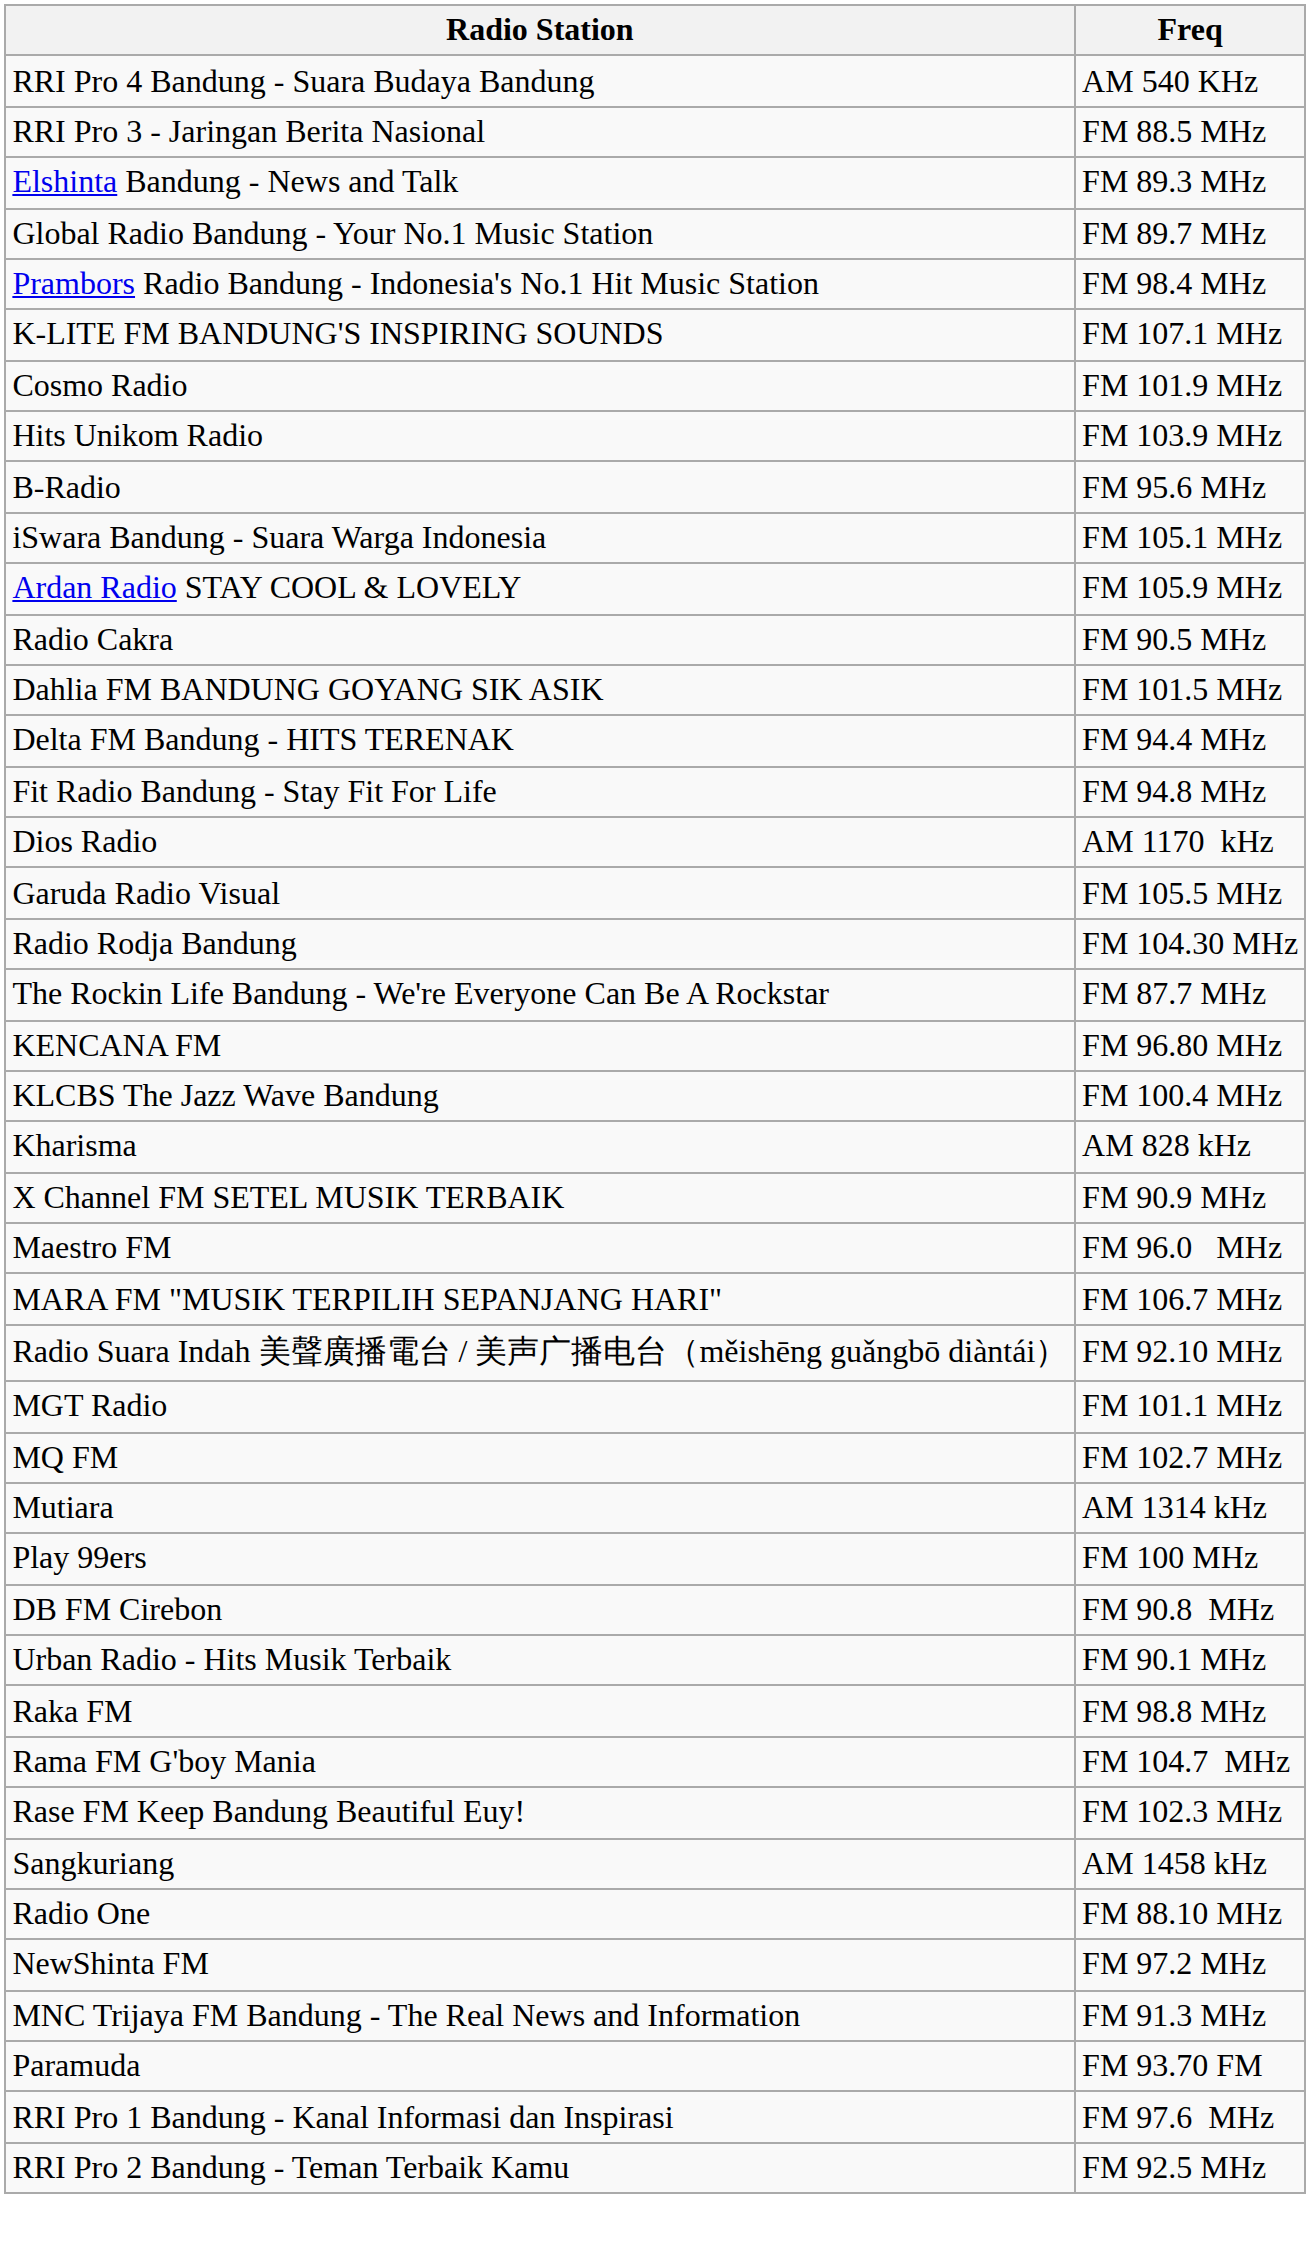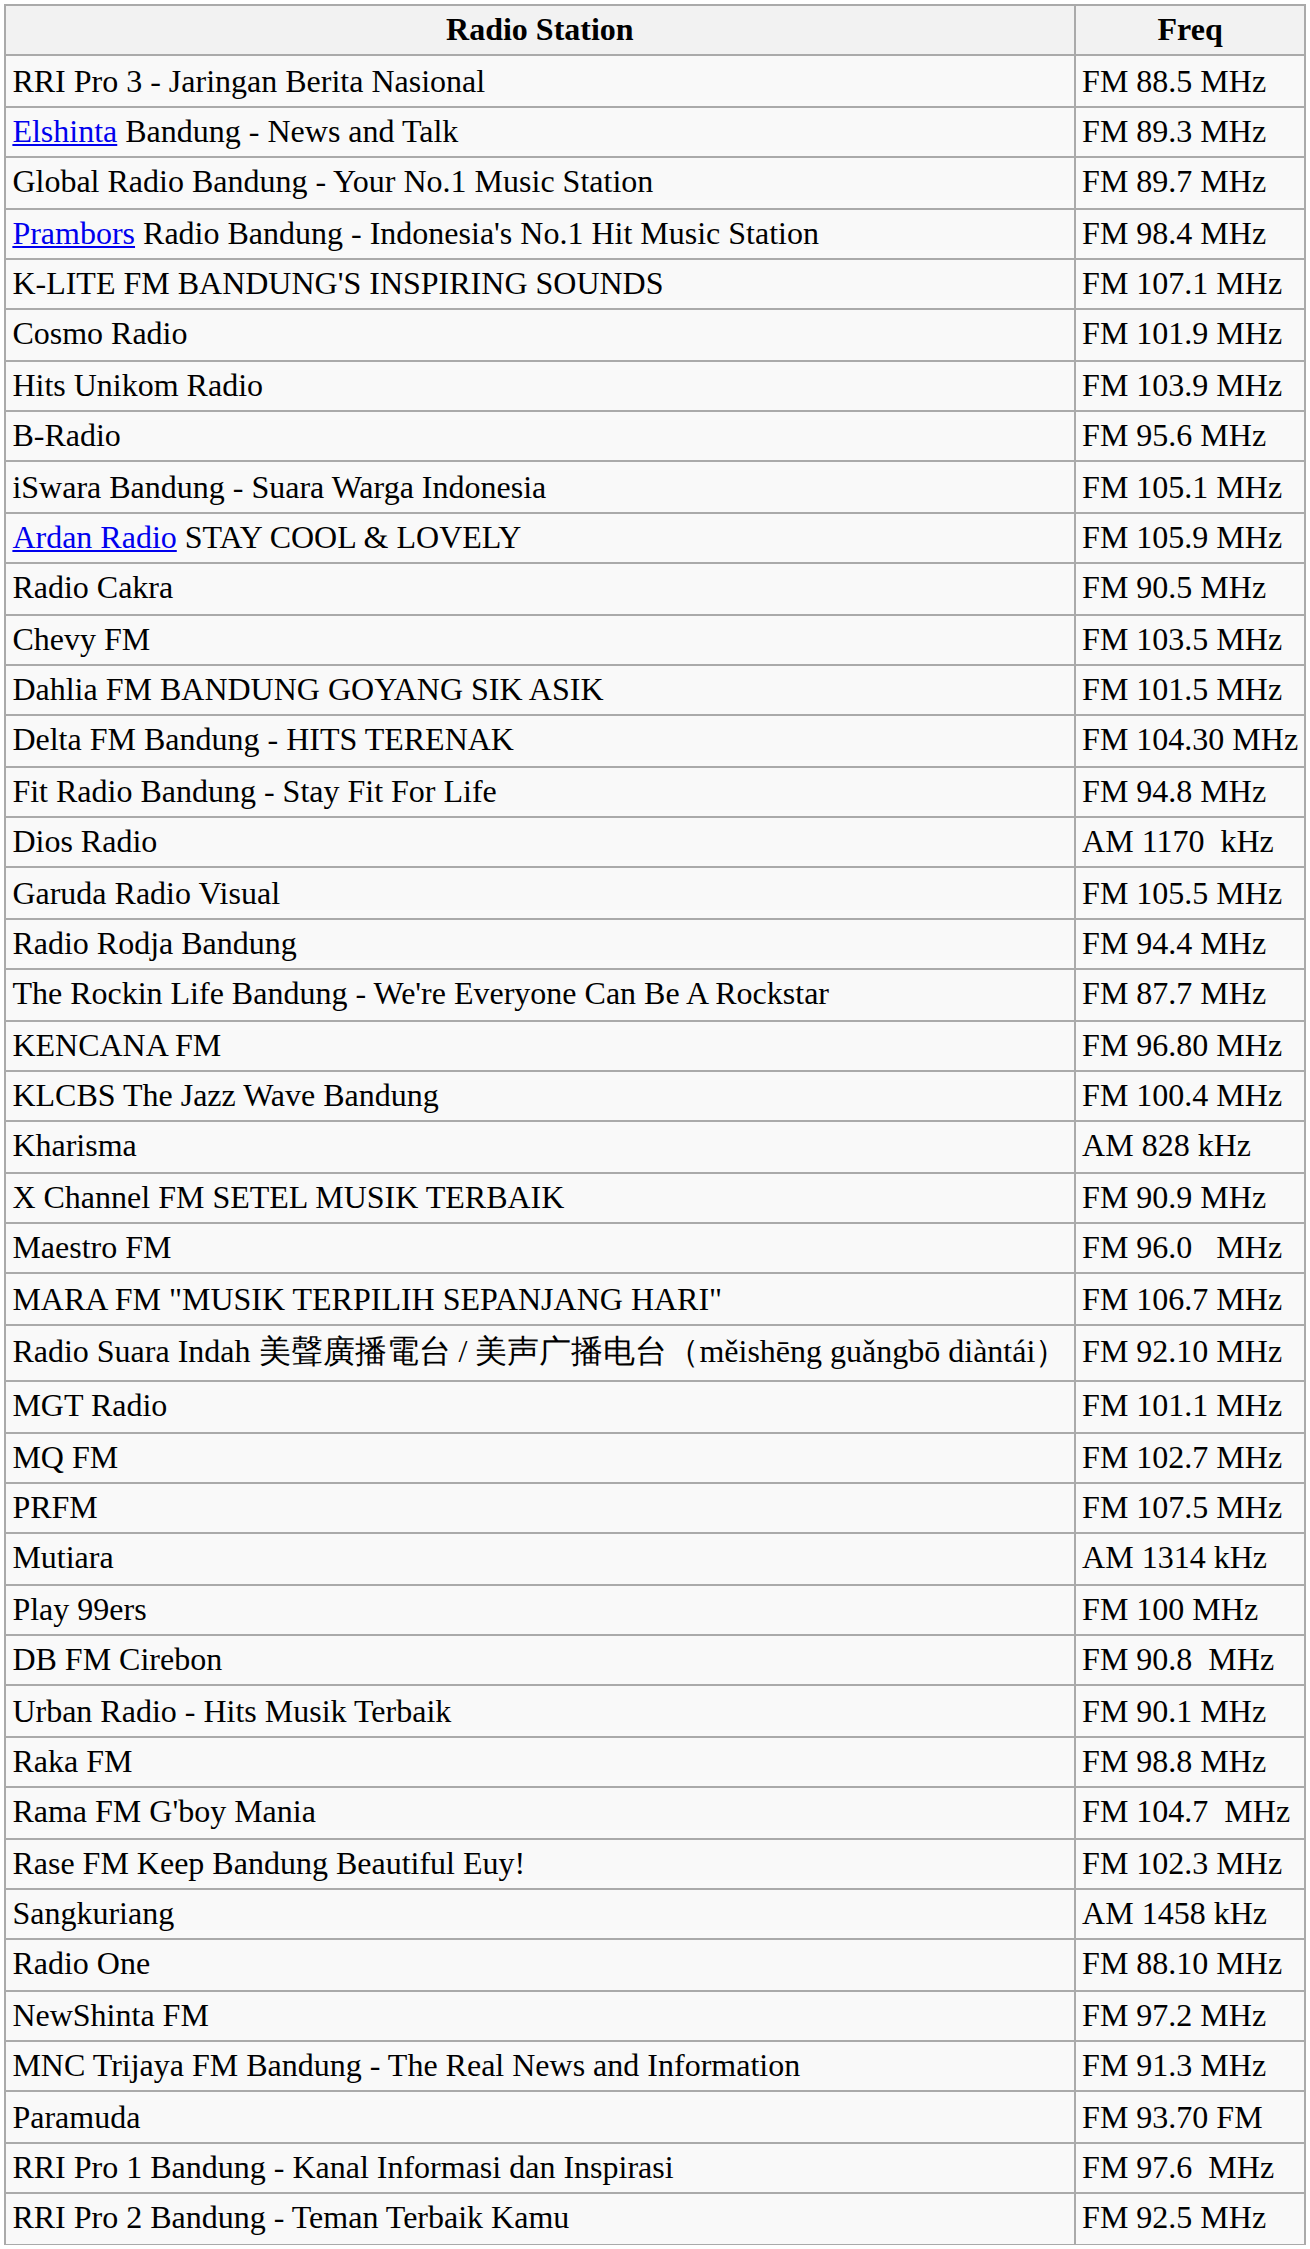- row: (303, 80)
+ row: (81, 638)
(1174, 740) FM 94.4 MHz -> (1190, 740) FM 104.30 MHz
(1190, 943) FM 104.30 MHz -> (1174, 943) FM 94.4 MHz
+ row: (55, 1507)
